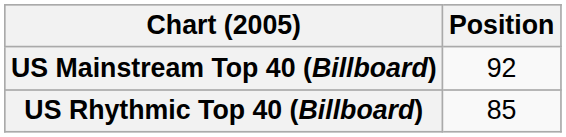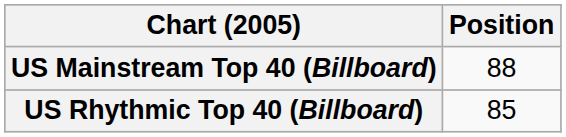(502, 68) 92 -> (502, 68) 88
